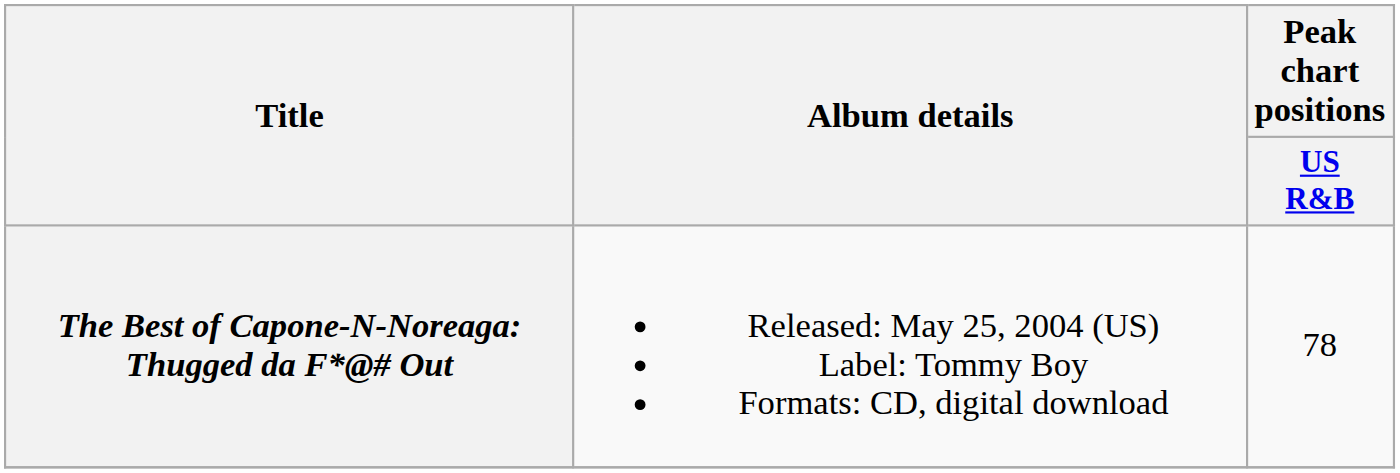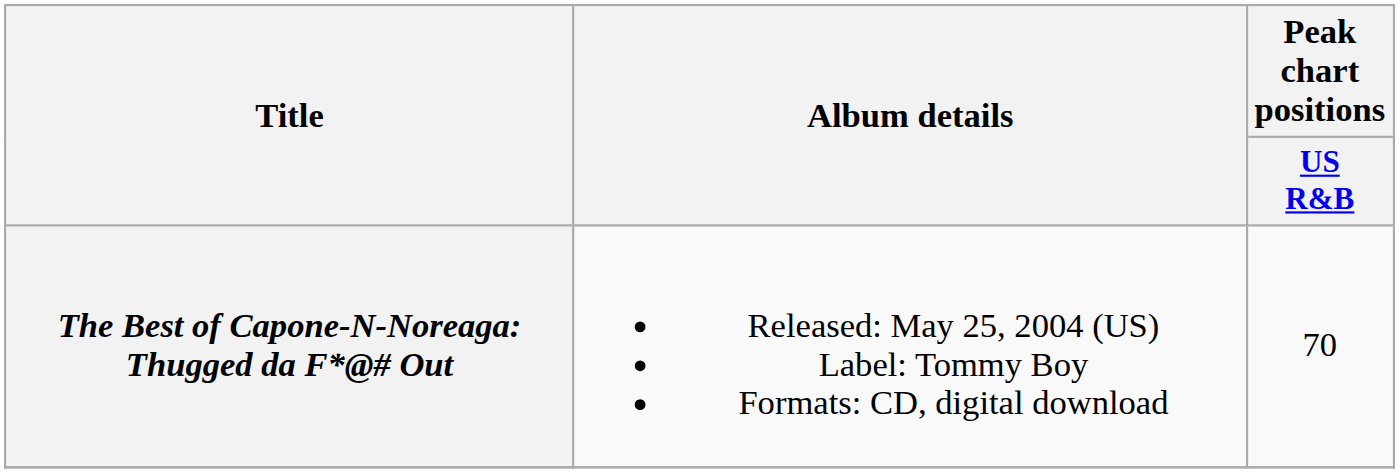(1320, 345) 78 -> (1320, 345) 70
